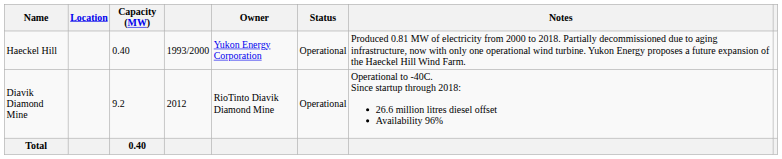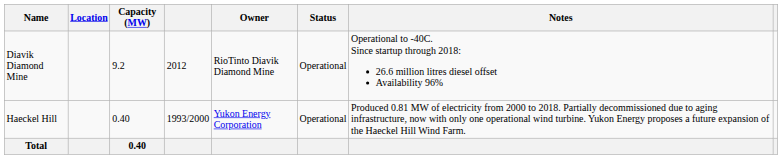rows swapped: (25, 103) <-> (32, 50)
